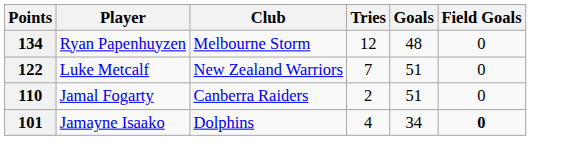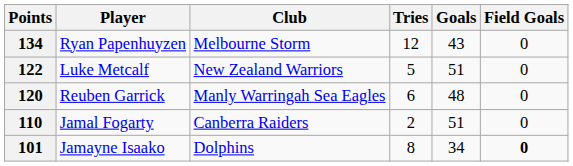(414, 43) 48 -> (456, 43) 43
(368, 69) 7 -> (411, 69) 5
+ row: (30, 95)
(368, 122) 4 -> (411, 148) 8
